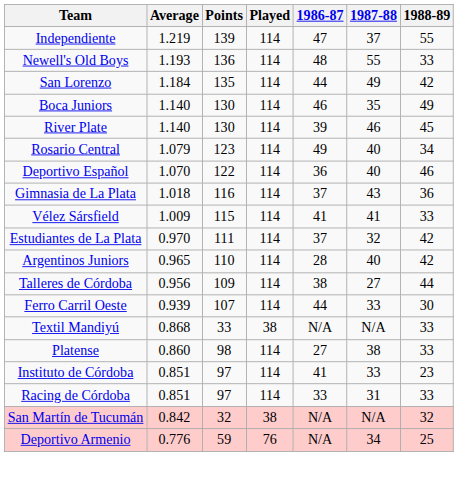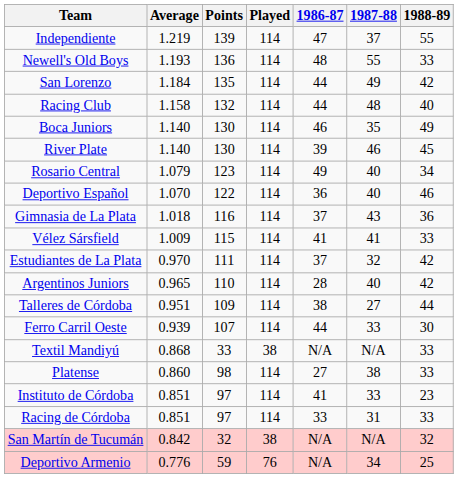+ row: (76, 104)
(174, 283) 0.956 -> (174, 305) 0.951
